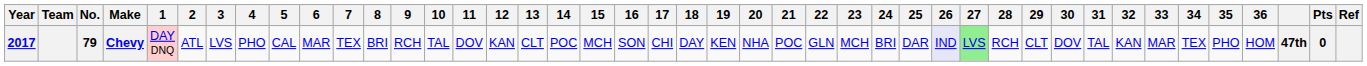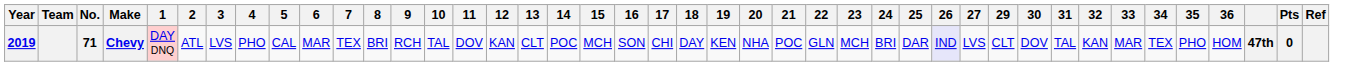- column: (1005, 15)
(22, 43) 2017 -> (22, 43) 2019
(90, 43) 79 -> (90, 43) 71
(974, 43) lightgreen background -> (974, 43) no background
